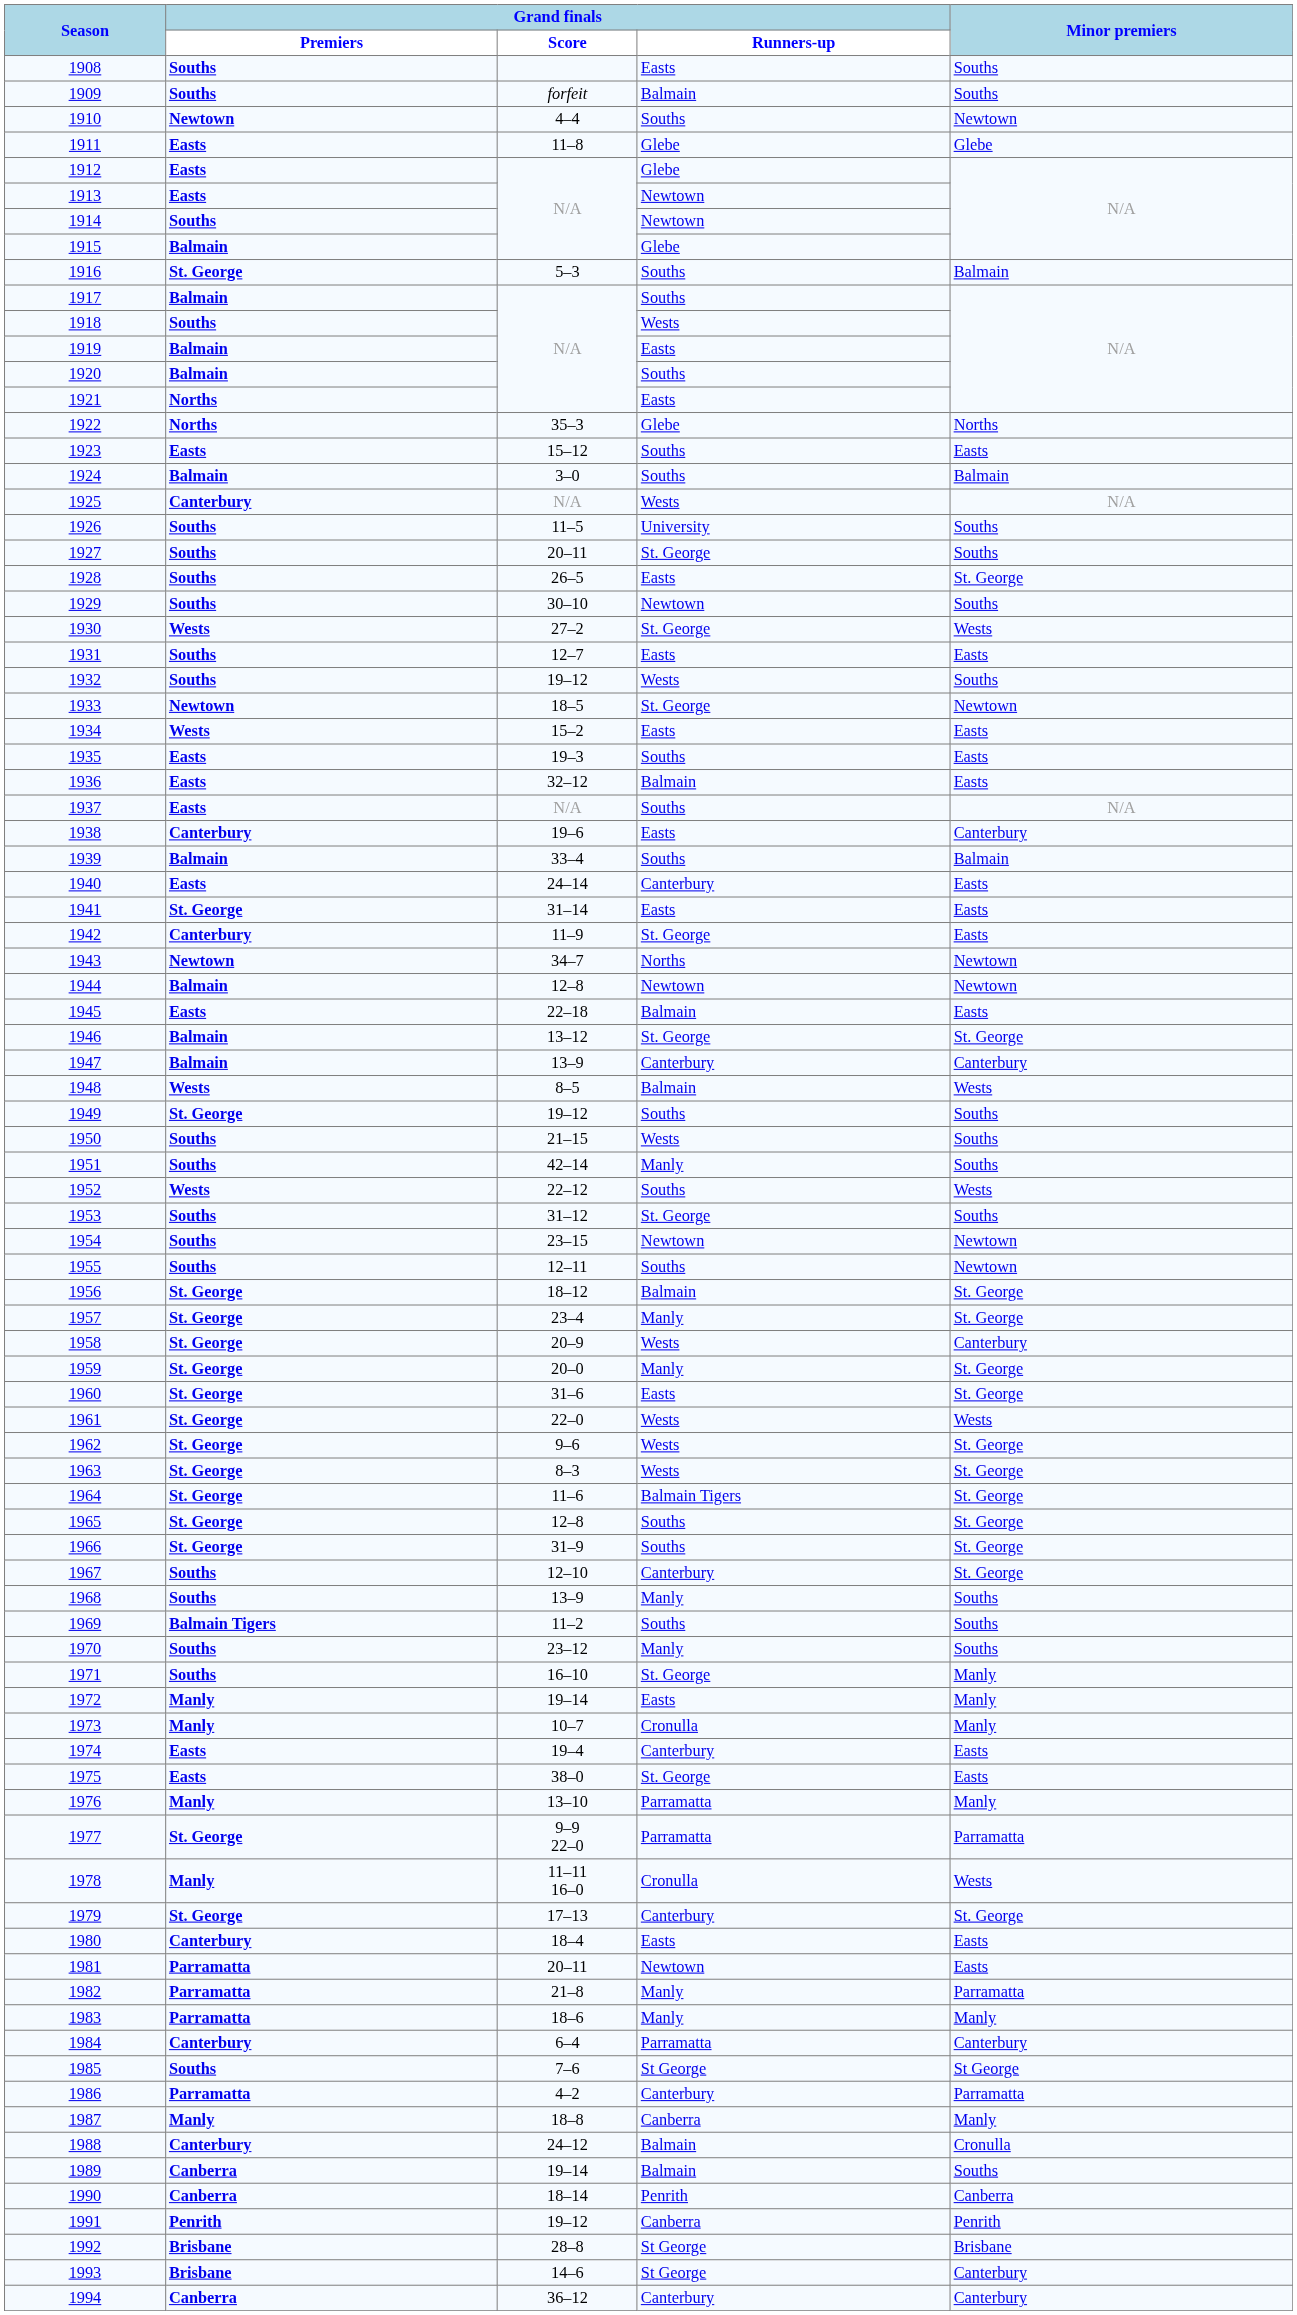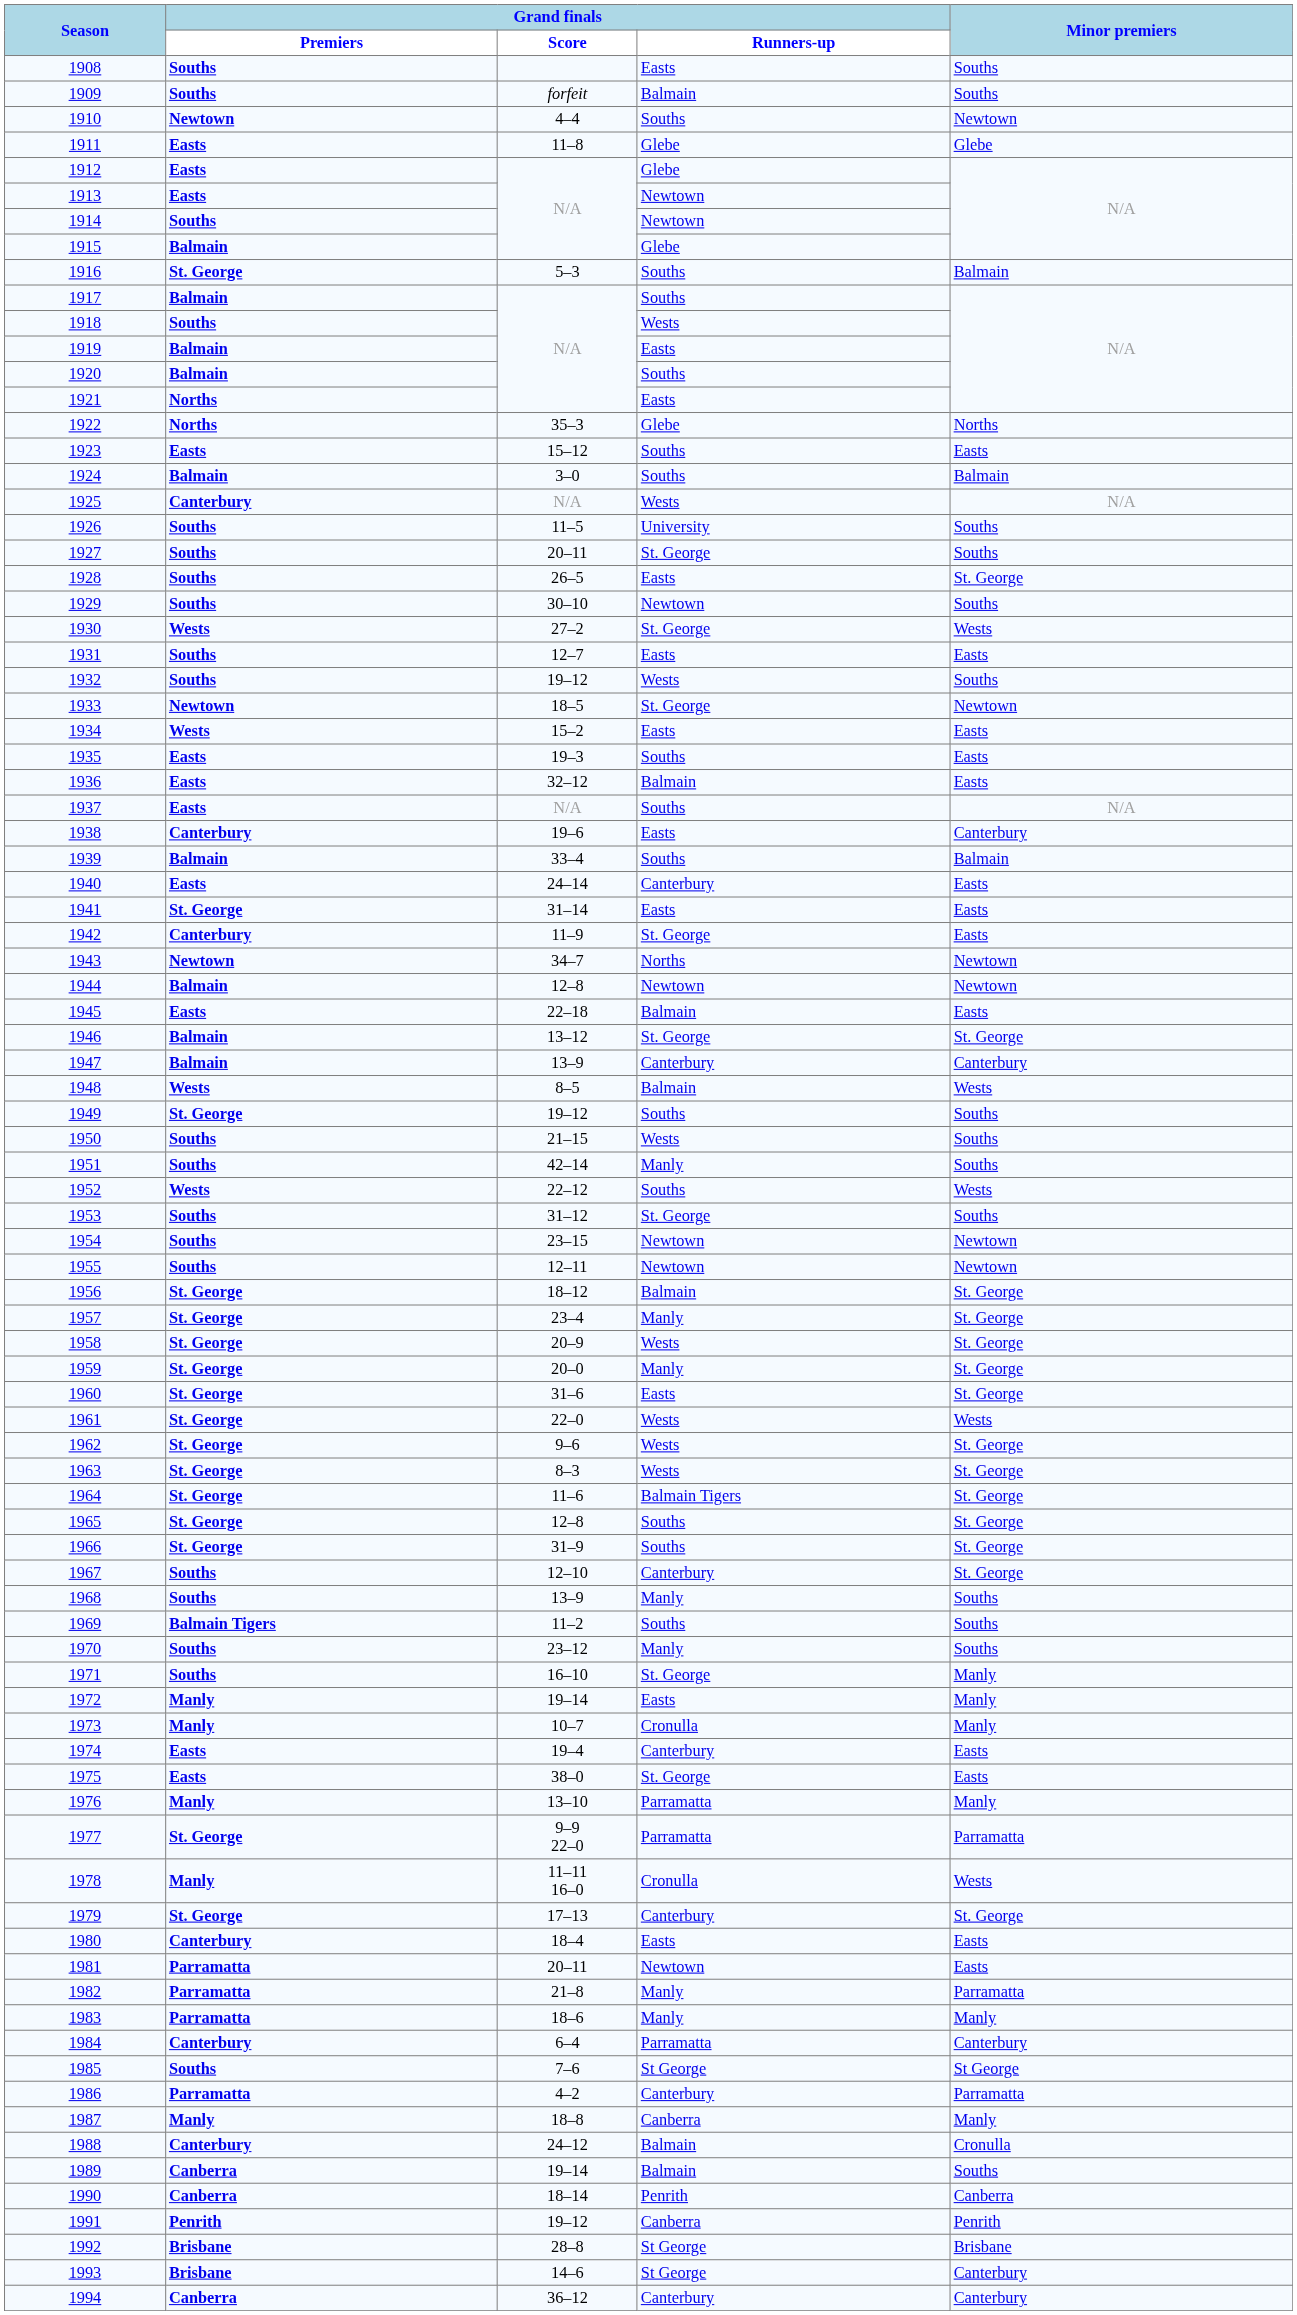(663, 1266) Souths -> (673, 1266) Newtown
(990, 1343) Canterbury -> (988, 1343) St. George
